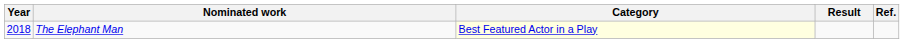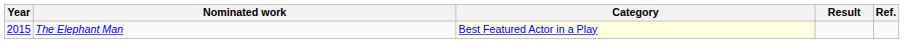(19, 30) 2018 -> (19, 30) 2015
